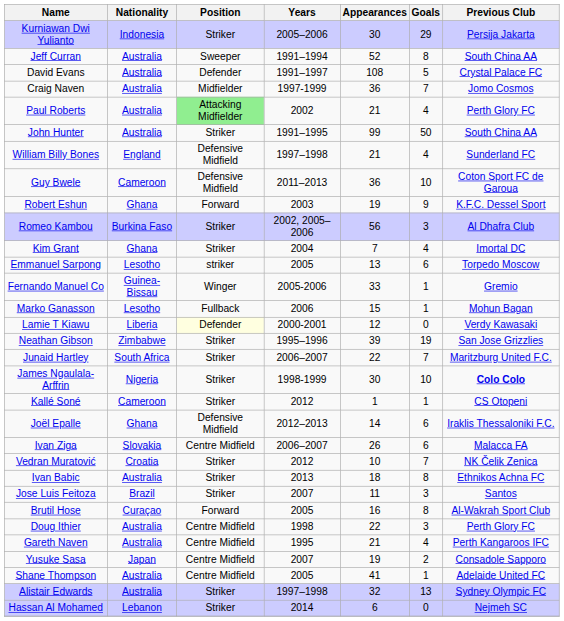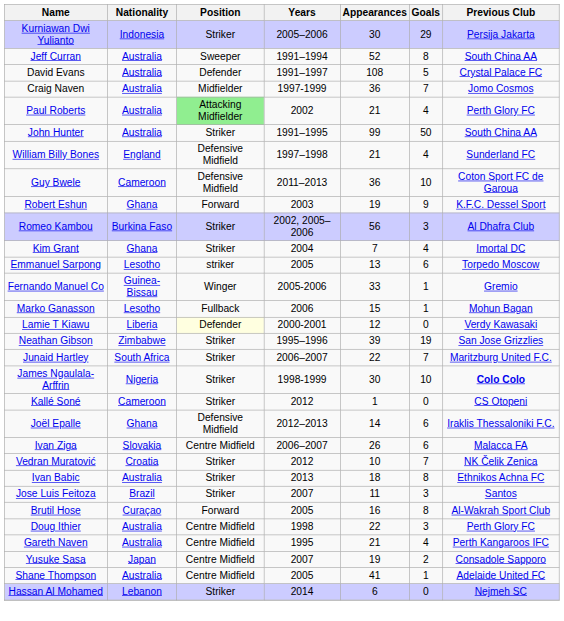(426, 401) 1 -> (426, 401) 0
- row: (56, 591)
